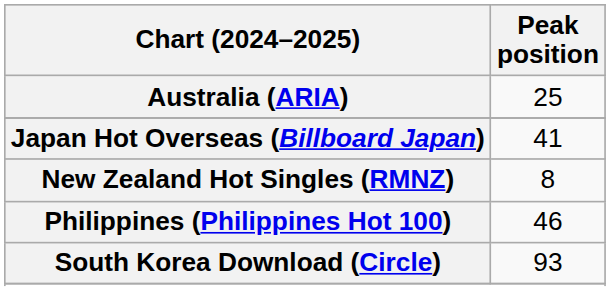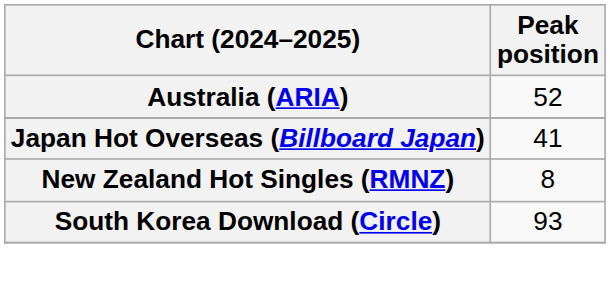(548, 96) 25 -> (548, 96) 52
- row: (248, 221)
